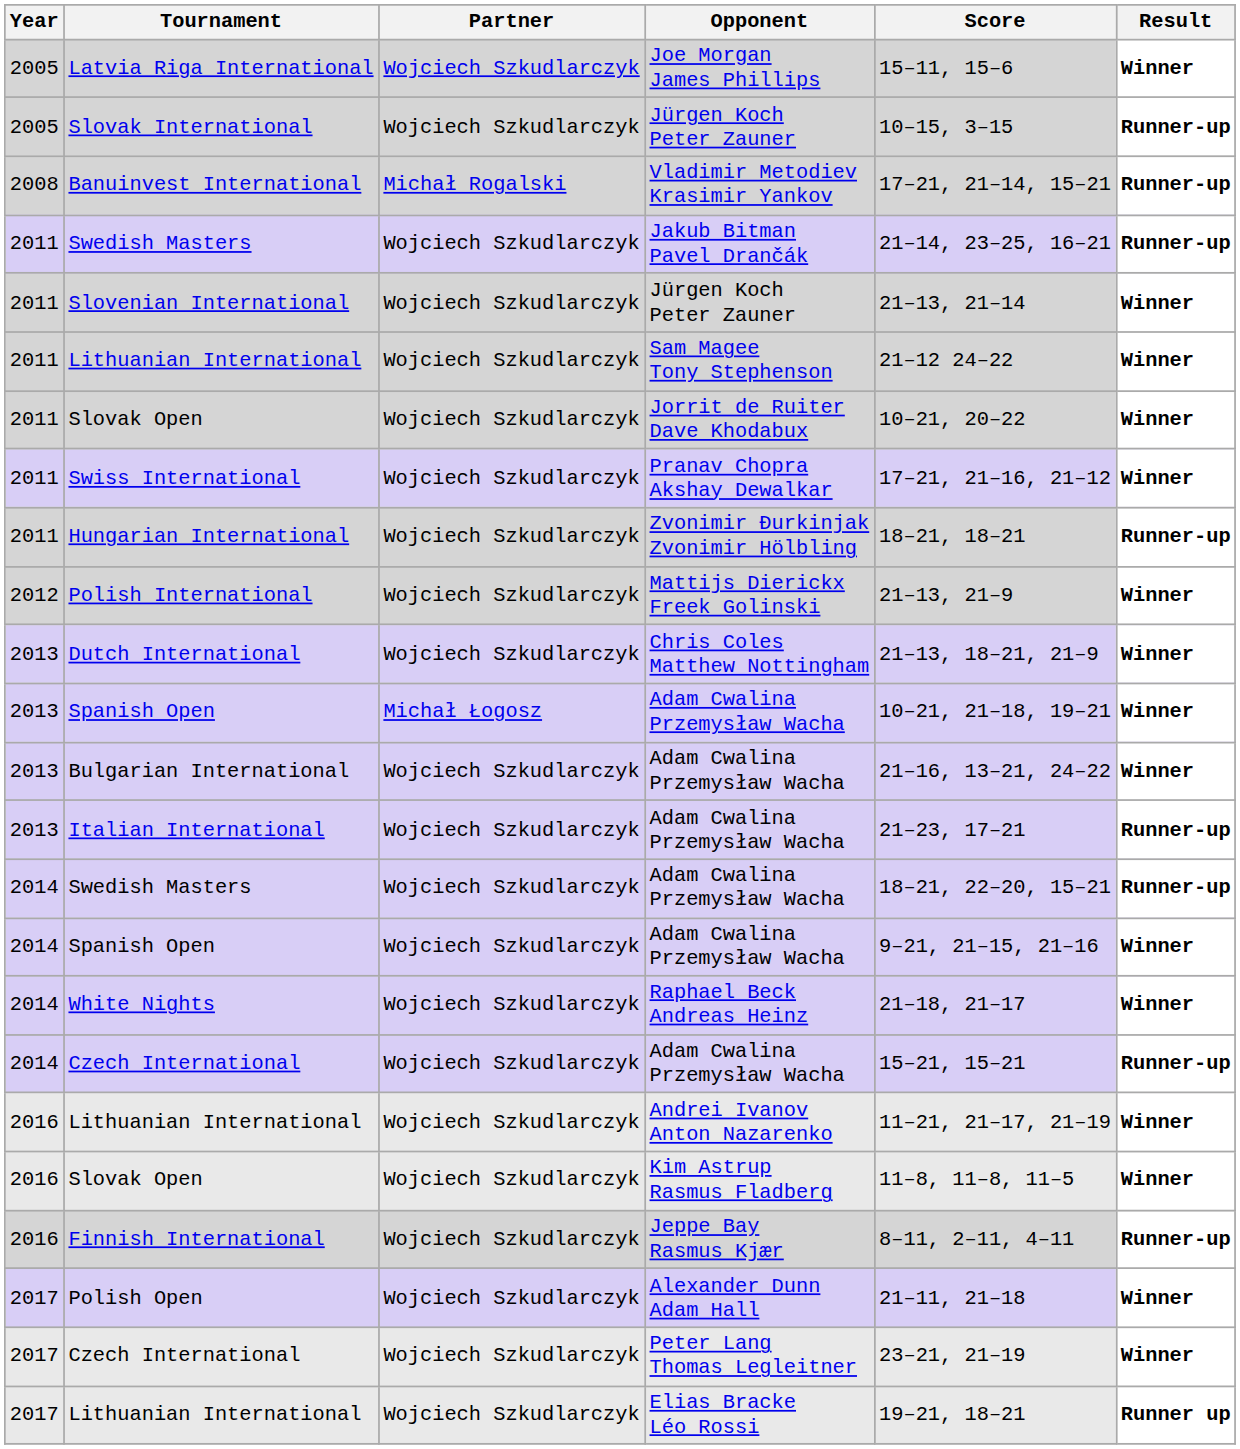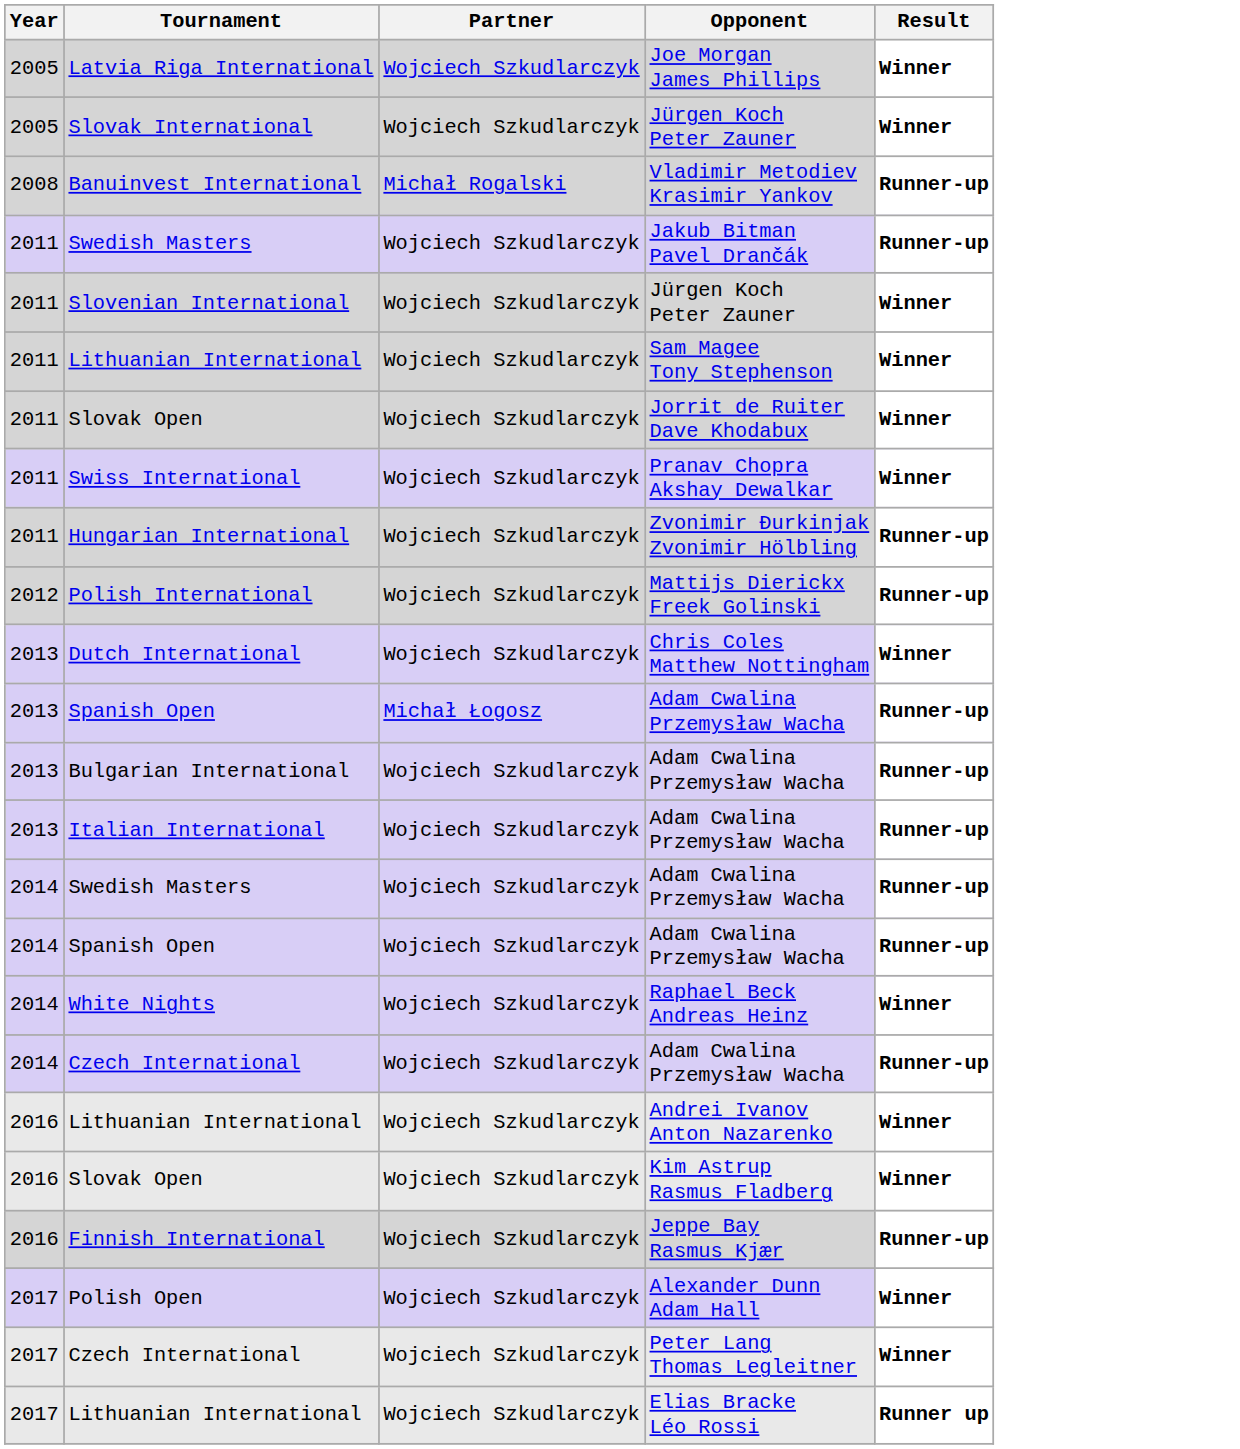- column: (995, 22)
(1176, 127) Runner-up -> (916, 127) Winner
(1157, 595) Winner -> (934, 595) Runner-up
(1157, 712) Winner -> (934, 712) Runner-up
(1157, 771) Winner -> (934, 771) Runner-up
(1157, 946) Winner -> (934, 946) Runner-up
